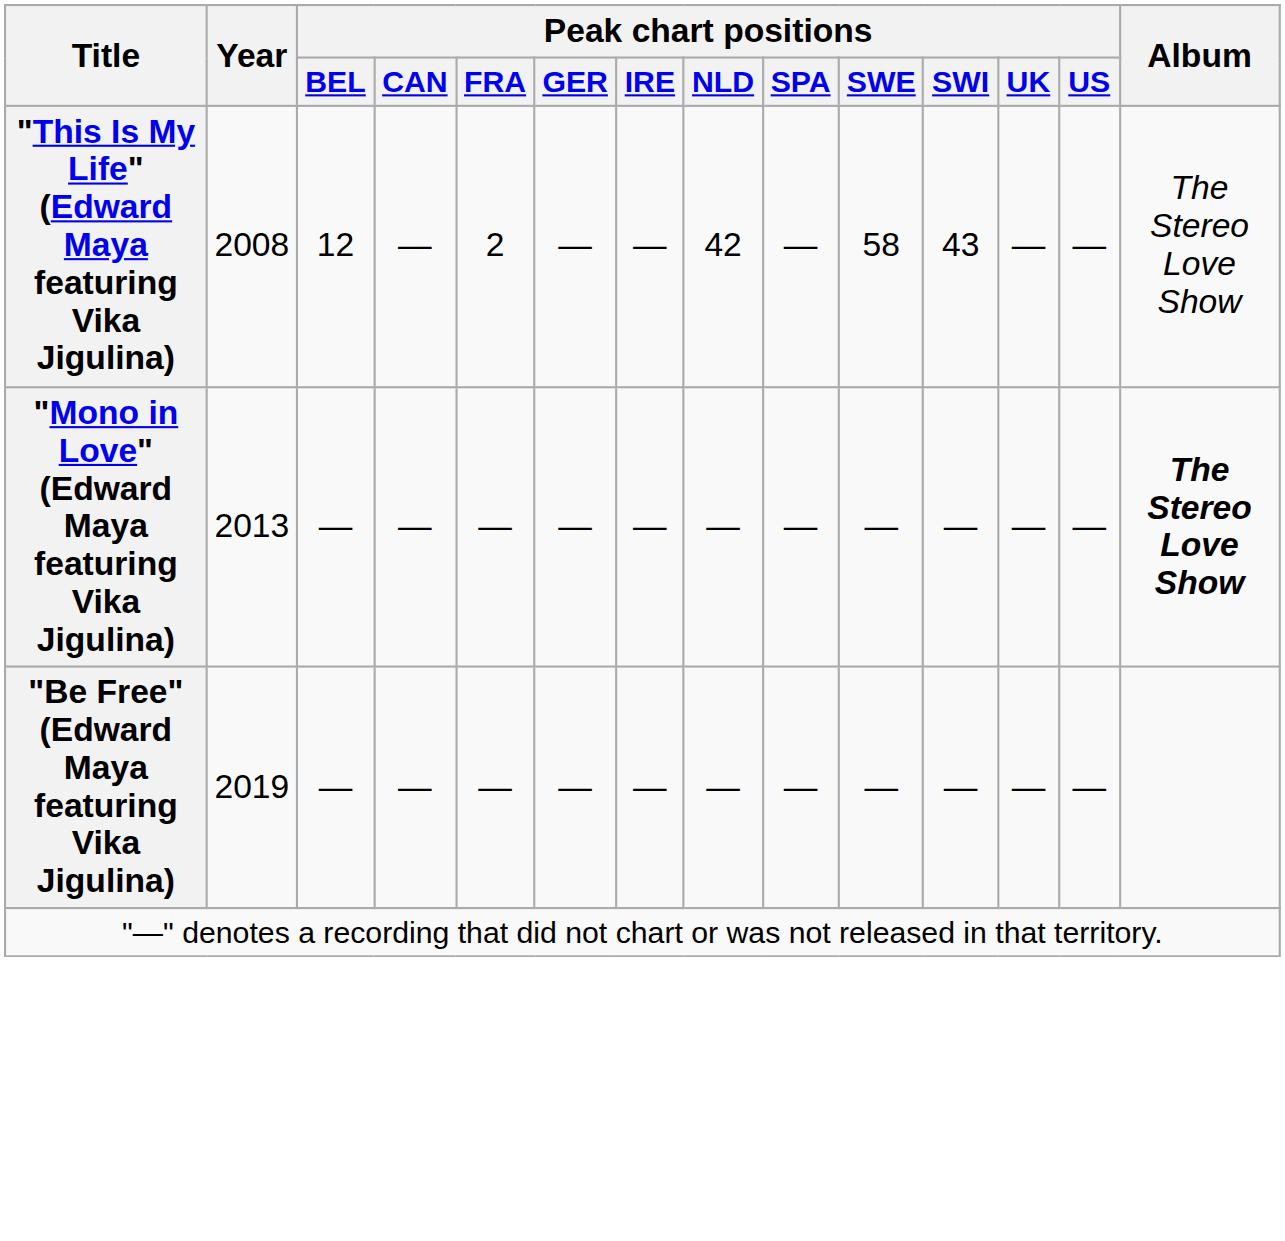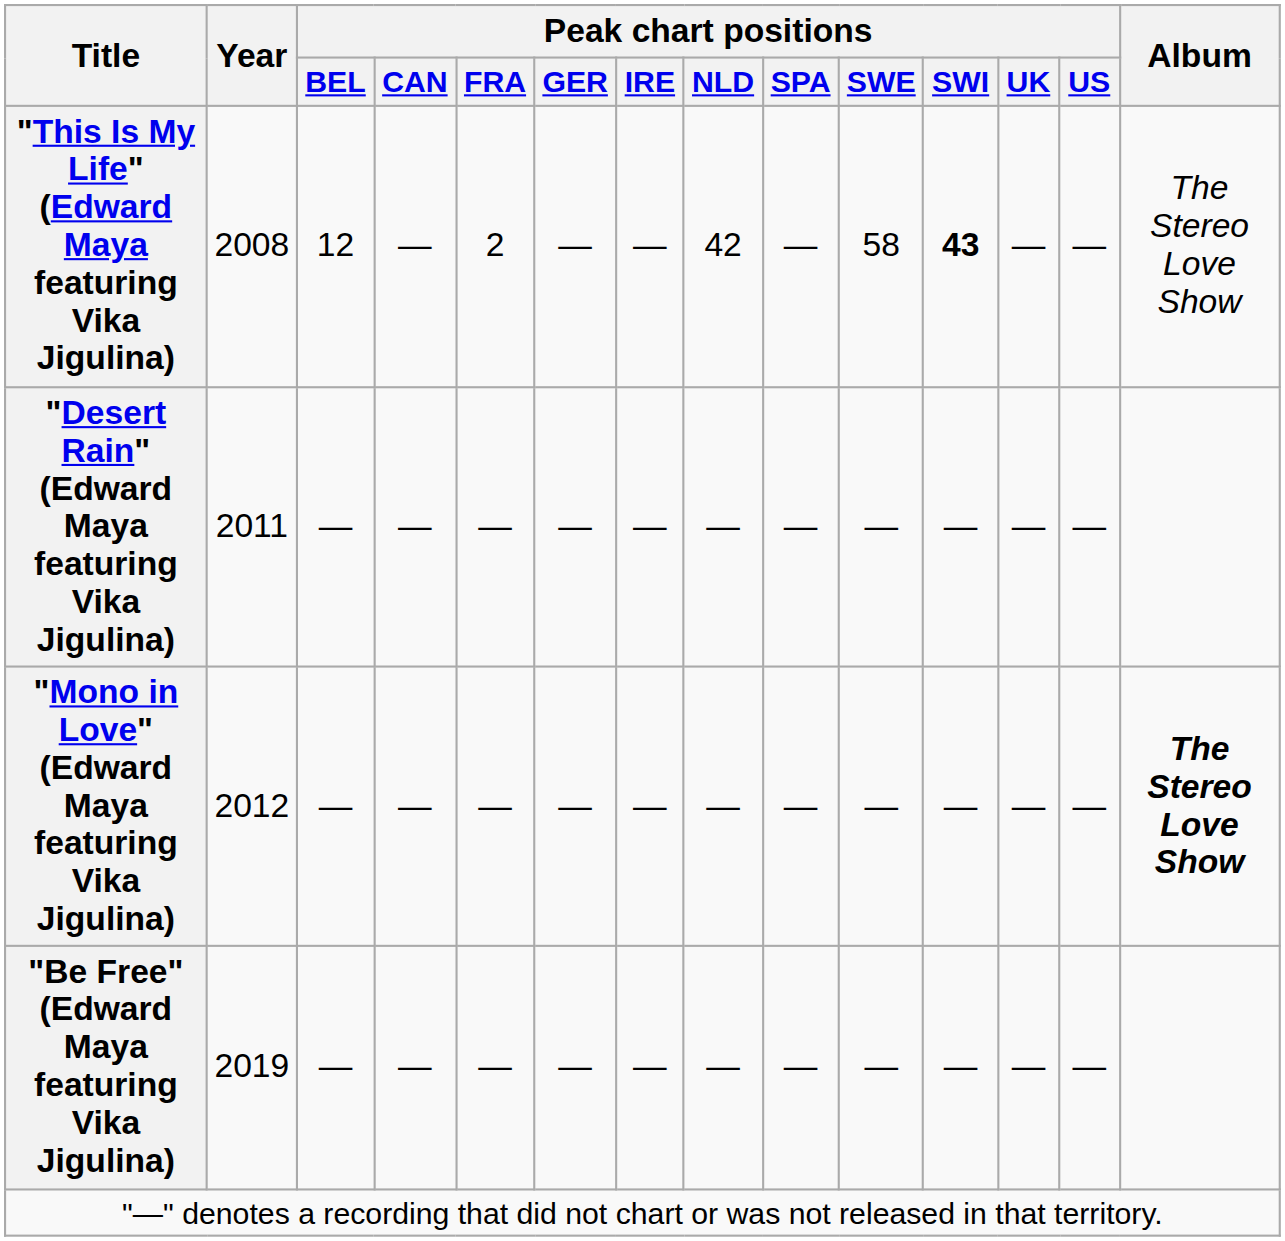(961, 245) normal -> (961, 245) bold
+ row: (106, 525)
(252, 525) 2013 -> (252, 805) 2012
